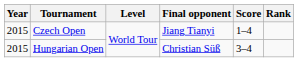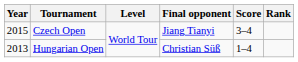(244, 31) 1–4 -> (244, 31) 3–4
(17, 48) 2015 -> (17, 48) 2013
(244, 48) 3–4 -> (244, 48) 1–4
